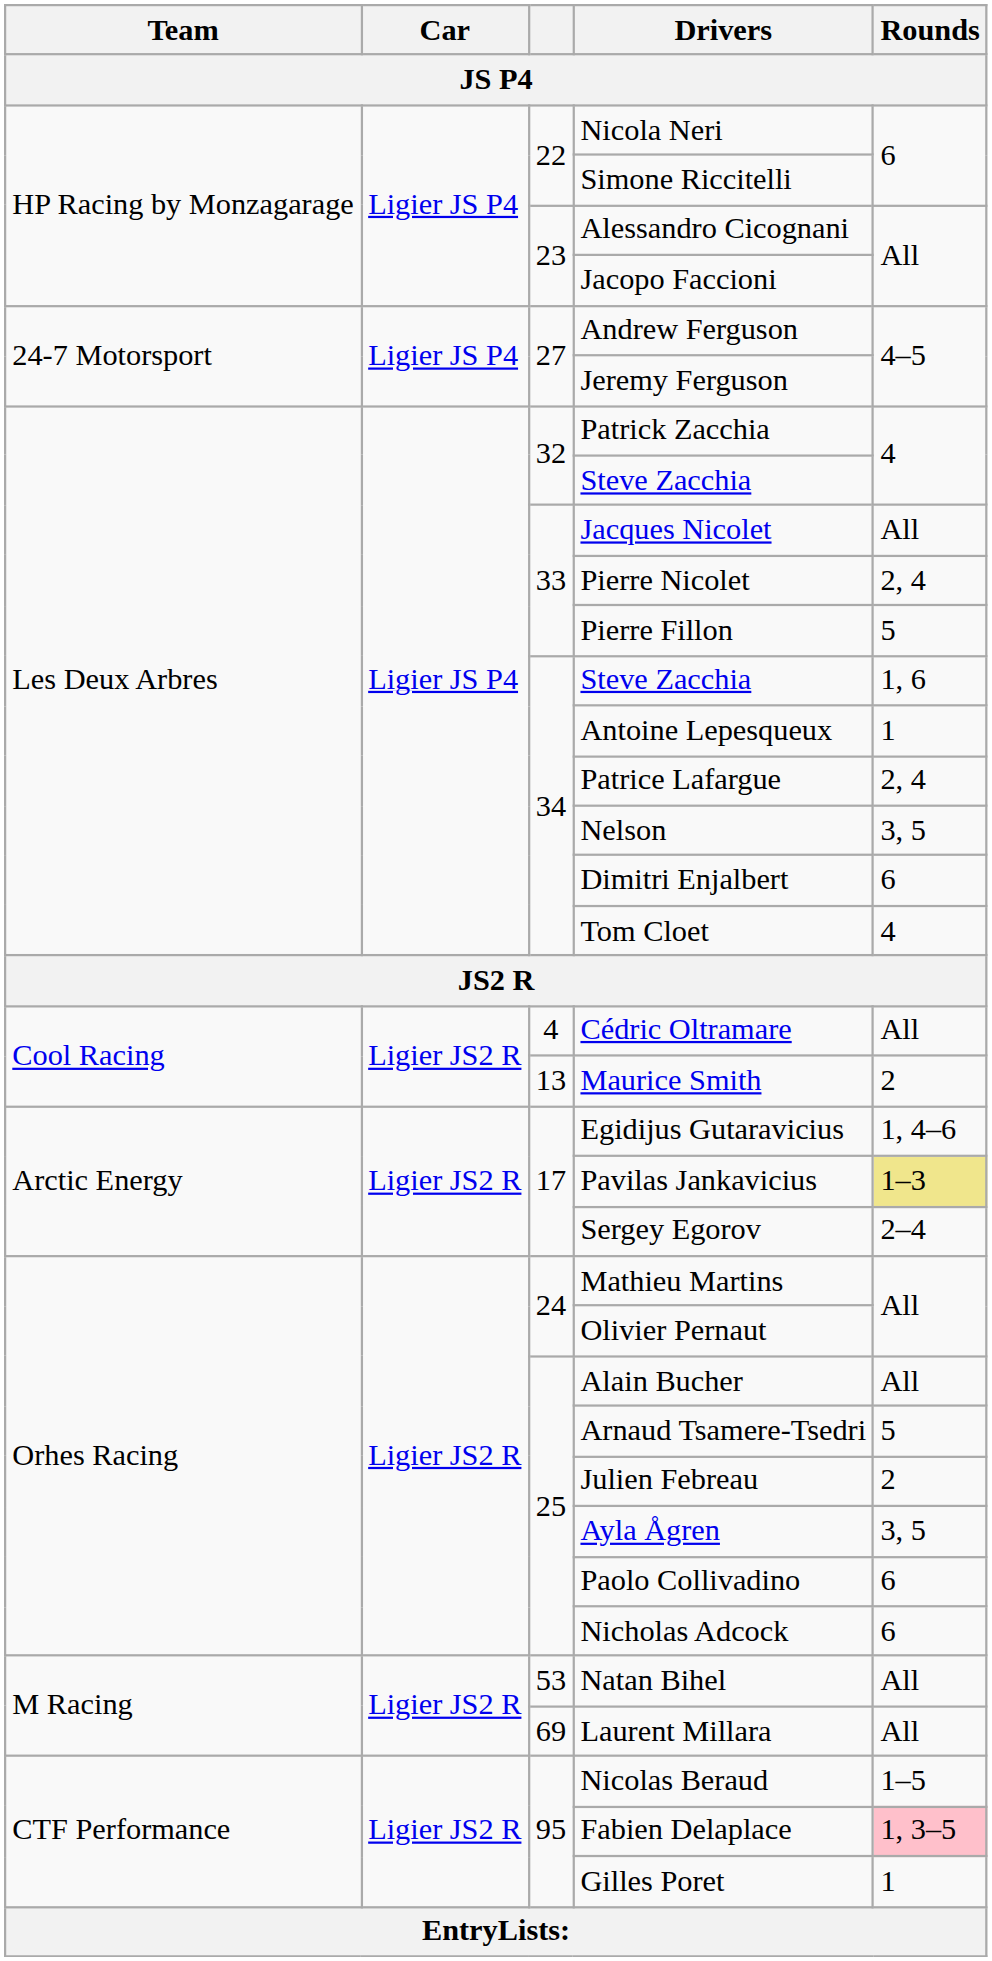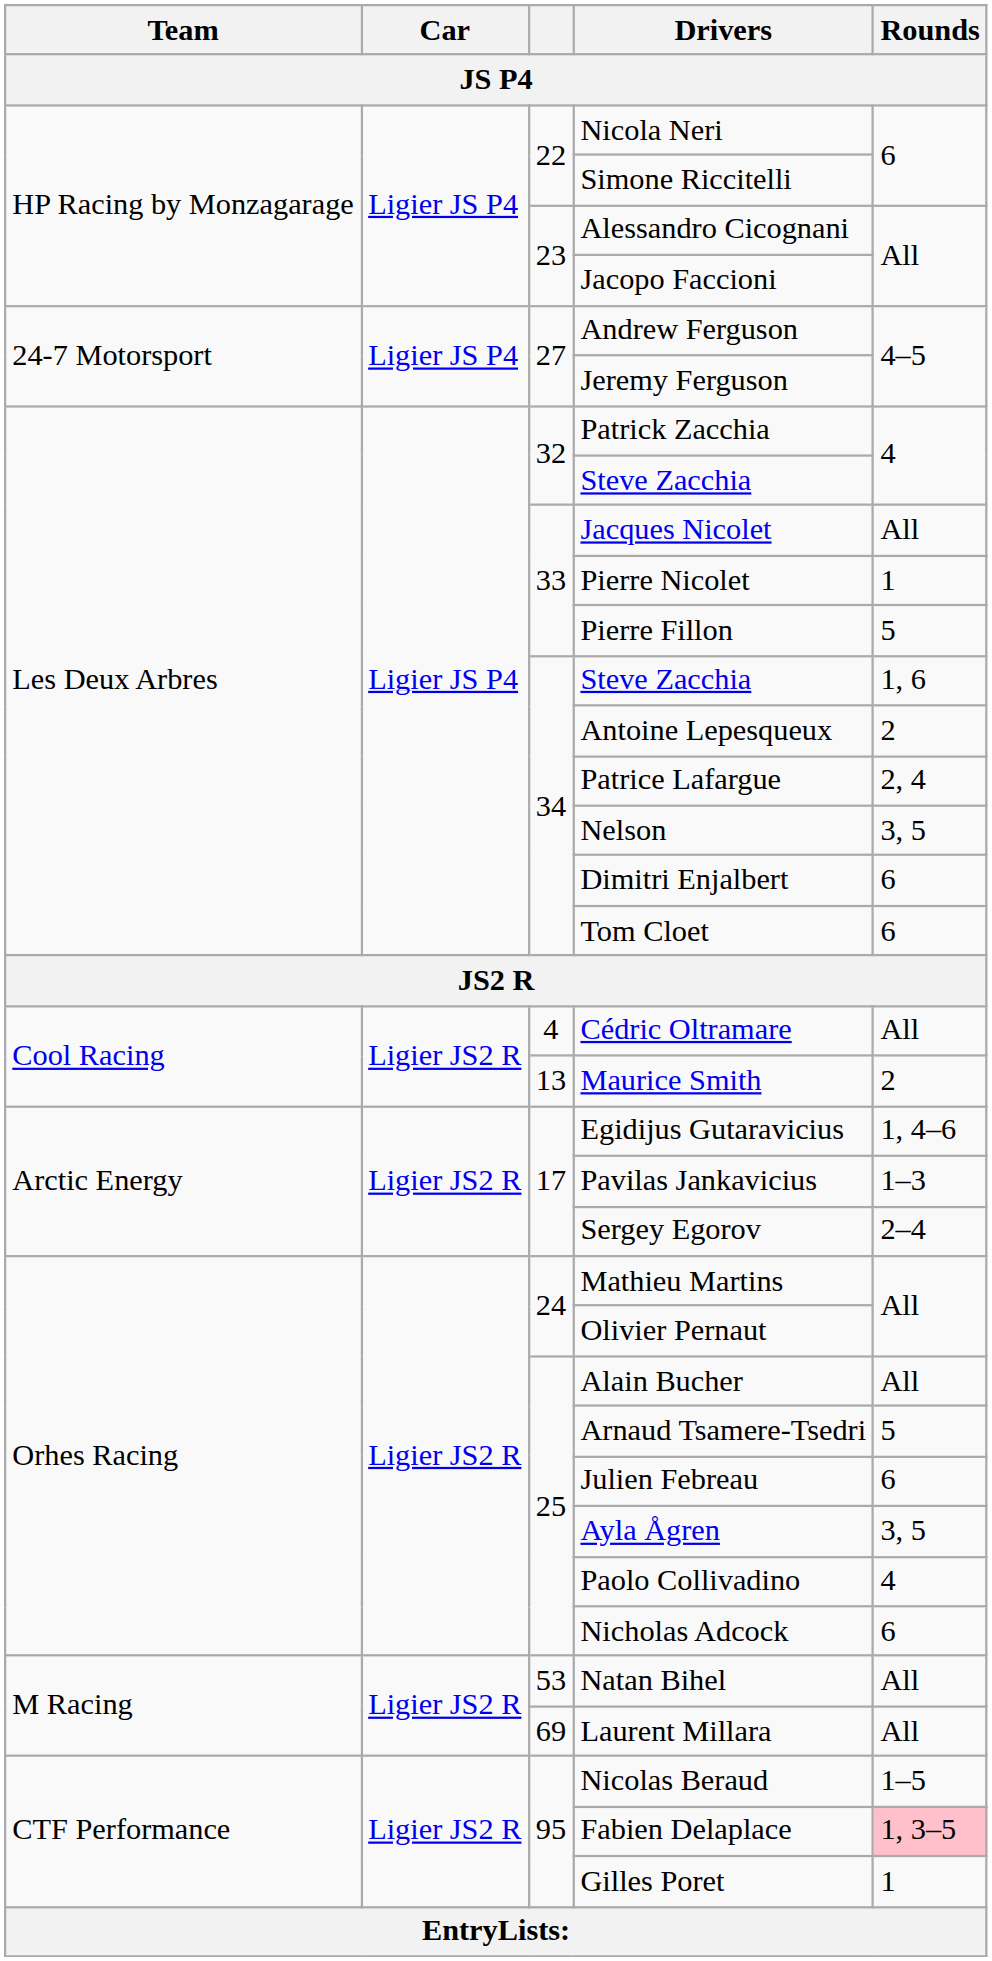(903, 579) 2, 4 -> (888, 579) 1
(888, 729) 1 -> (888, 729) 2
(888, 929) 4 -> (888, 929) 6
(903, 1179) khaki background -> (903, 1179) no background
(888, 1480) 2 -> (888, 1480) 6
(888, 1580) 6 -> (888, 1580) 4
